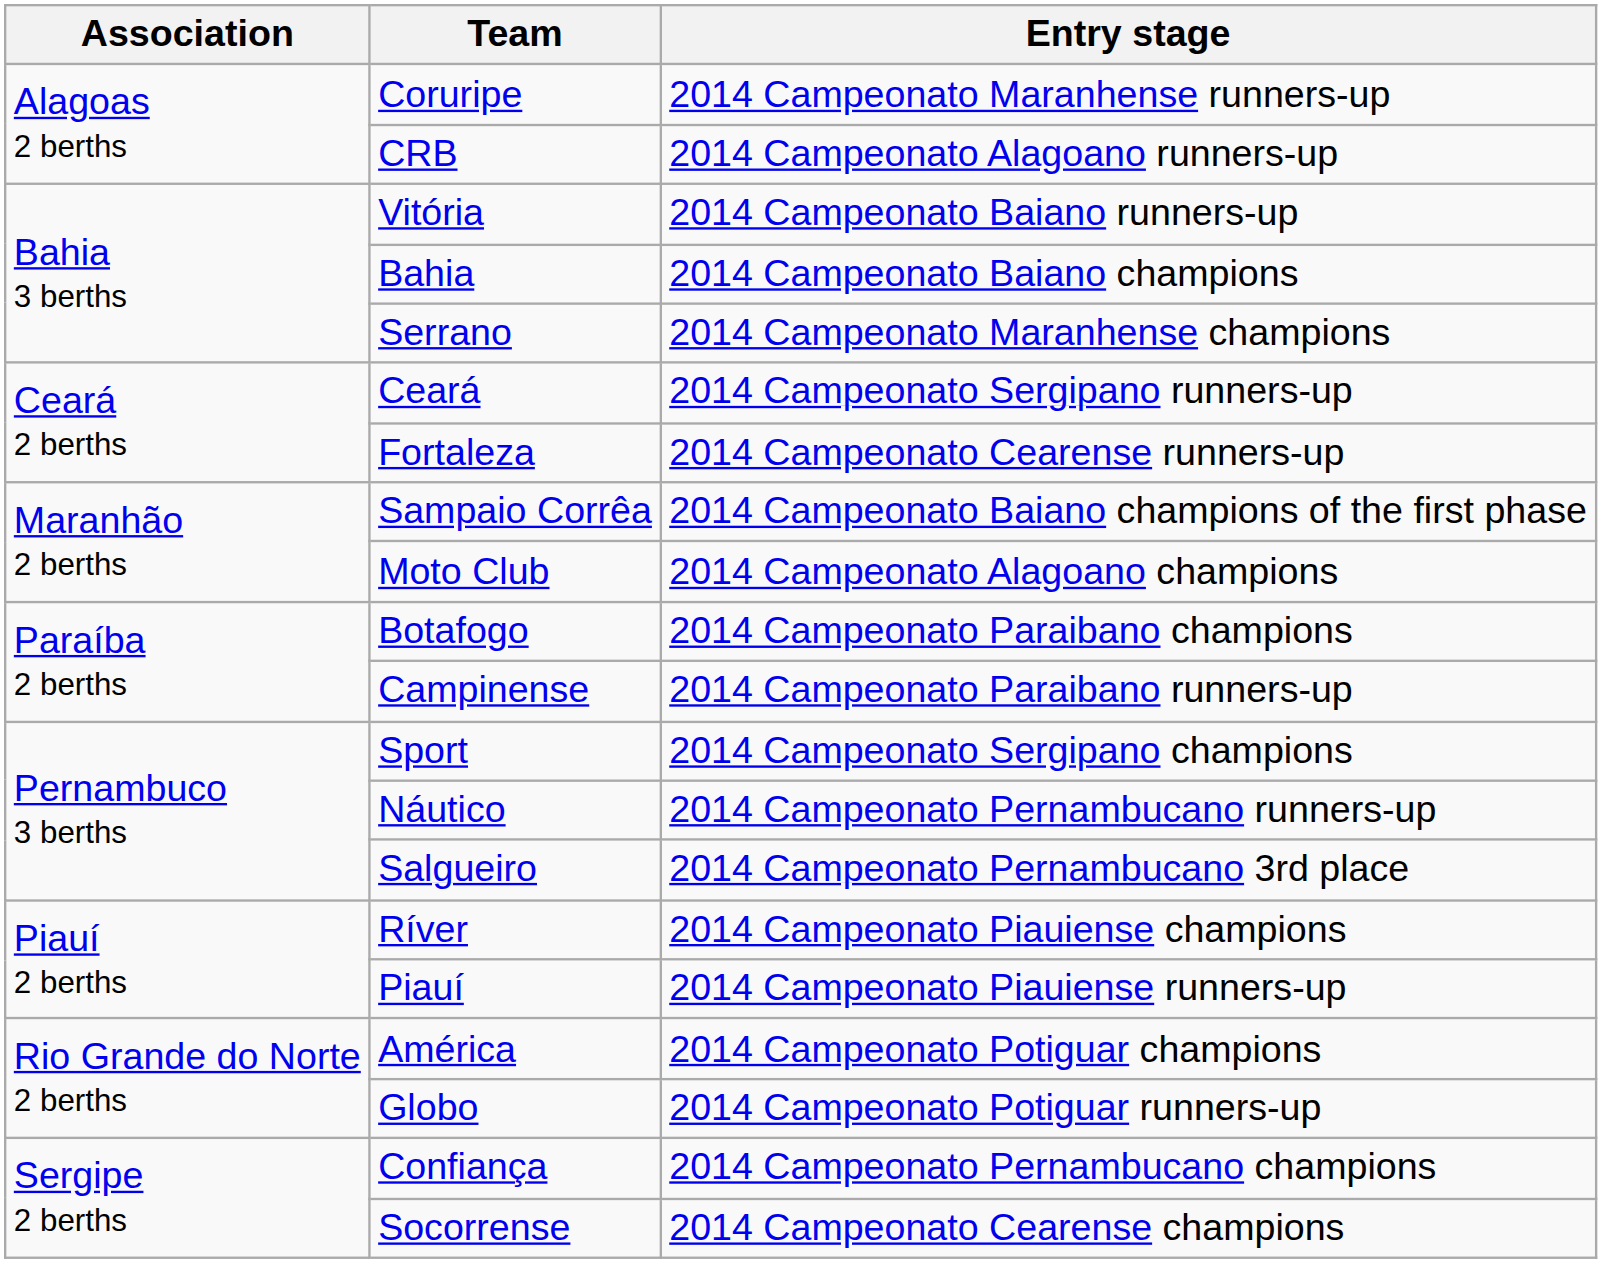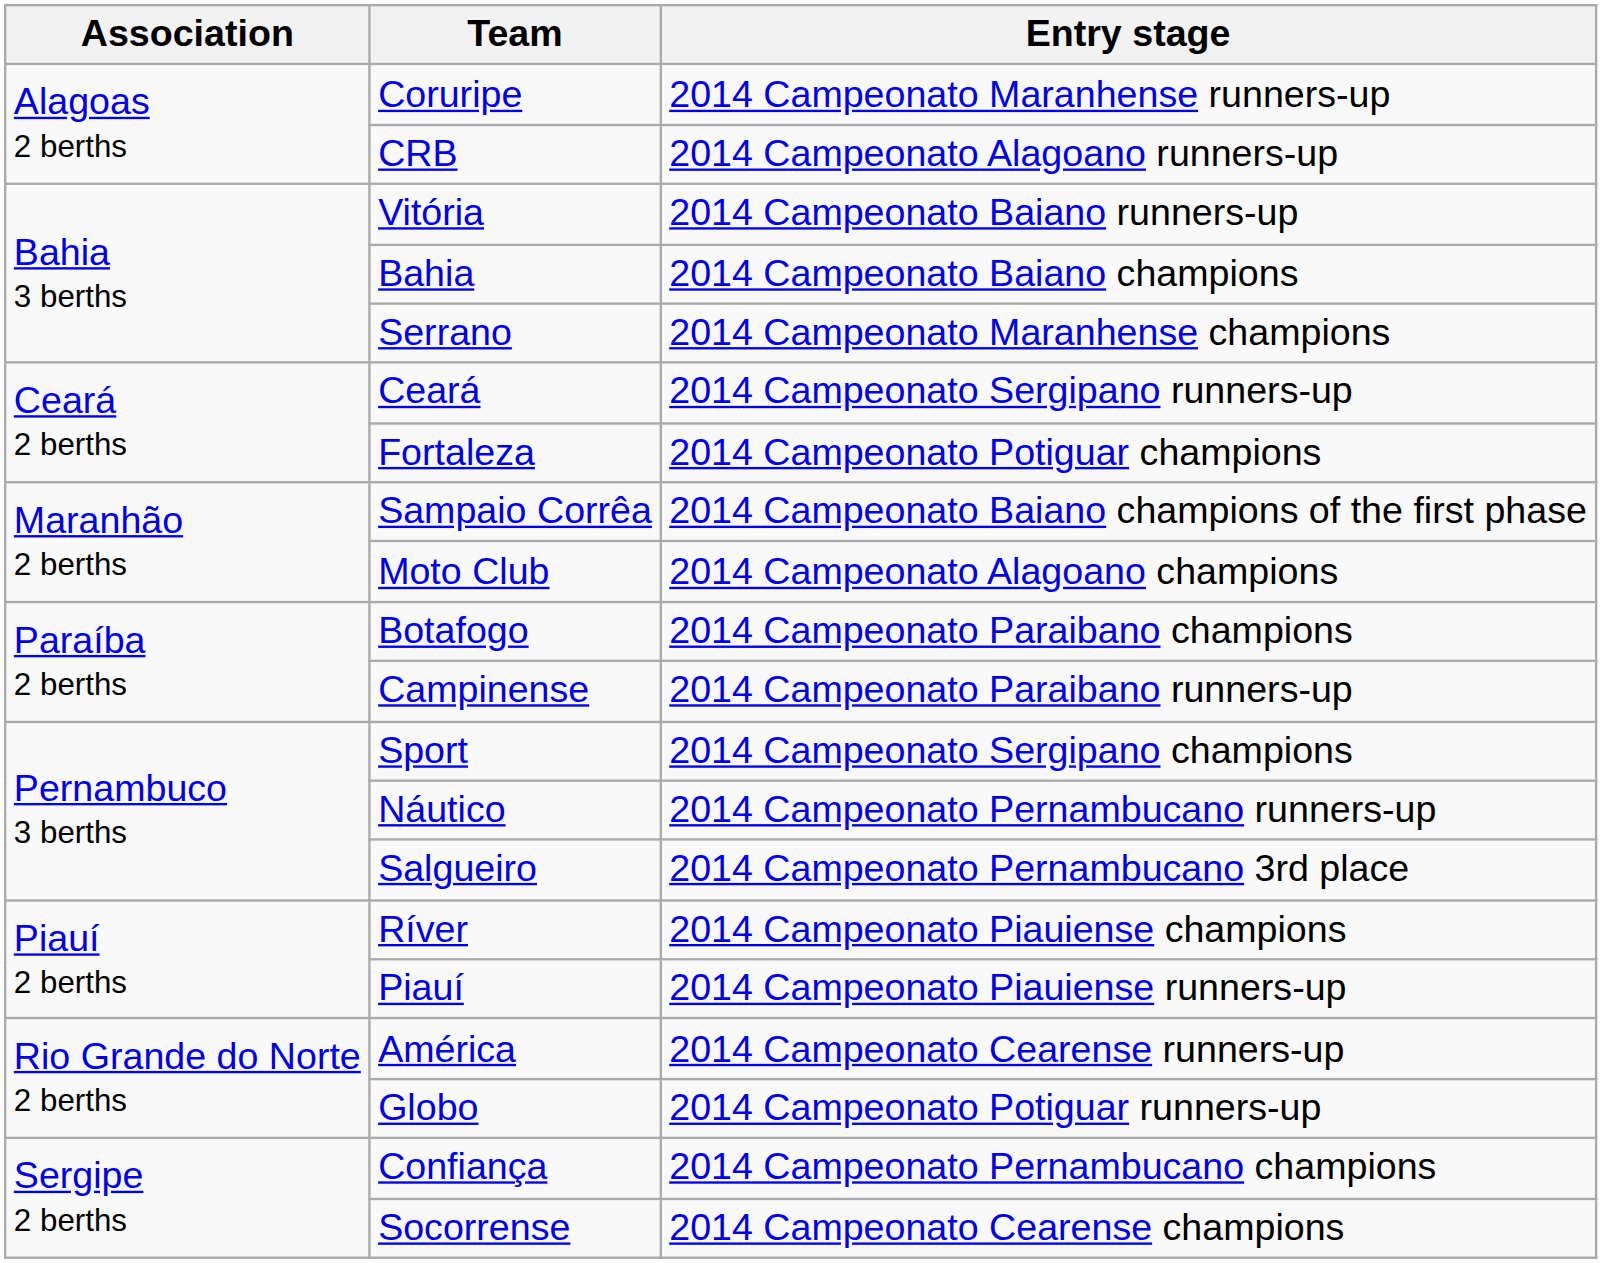(1007, 451) 2014 Campeonato Cearense runners-up -> (995, 451) 2014 Campeonato Potiguar champions
(995, 1048) 2014 Campeonato Potiguar champions -> (1007, 1048) 2014 Campeonato Cearense runners-up
